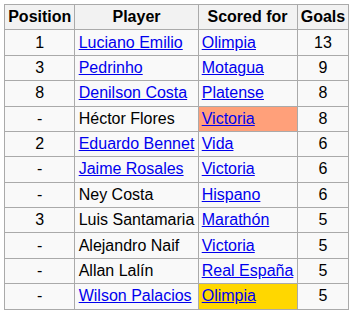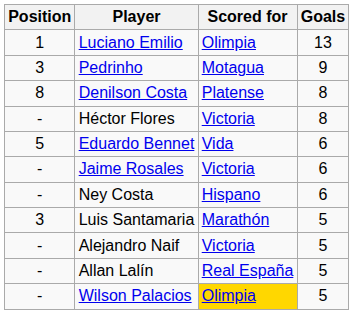(228, 118) lightsalmon background -> (228, 118) no background
(40, 144) 2 -> (40, 144) 5
